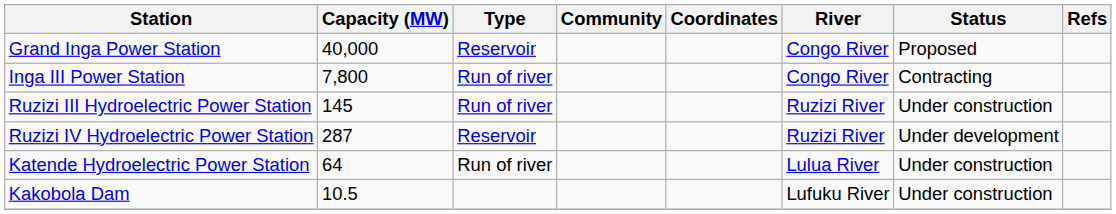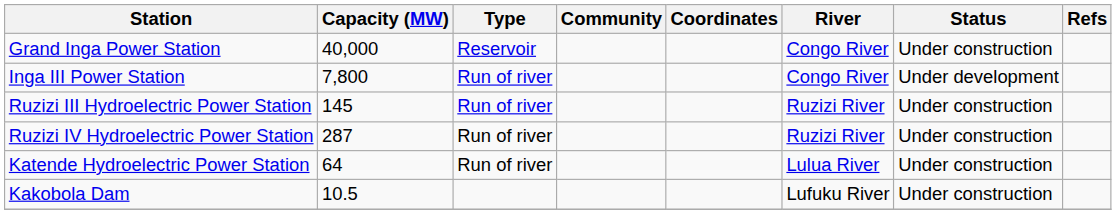(938, 48) Proposed -> (975, 48) Under construction
(945, 77) Contracting -> (978, 77) Under development
(497, 135) Reservoir -> (505, 135) Run of river
(978, 135) Under development -> (975, 135) Under construction
